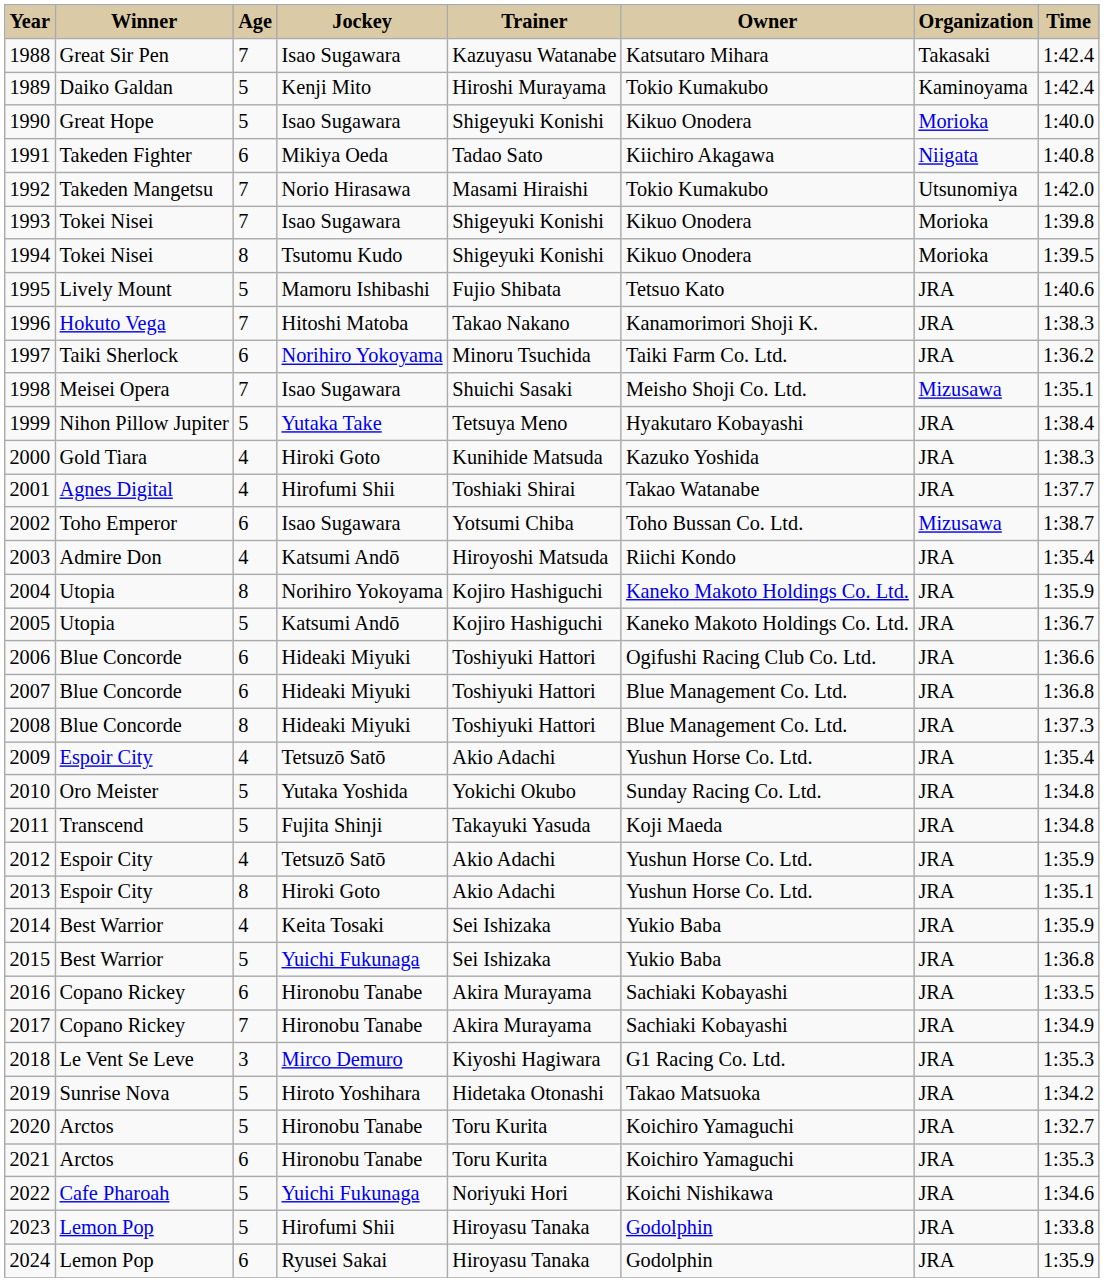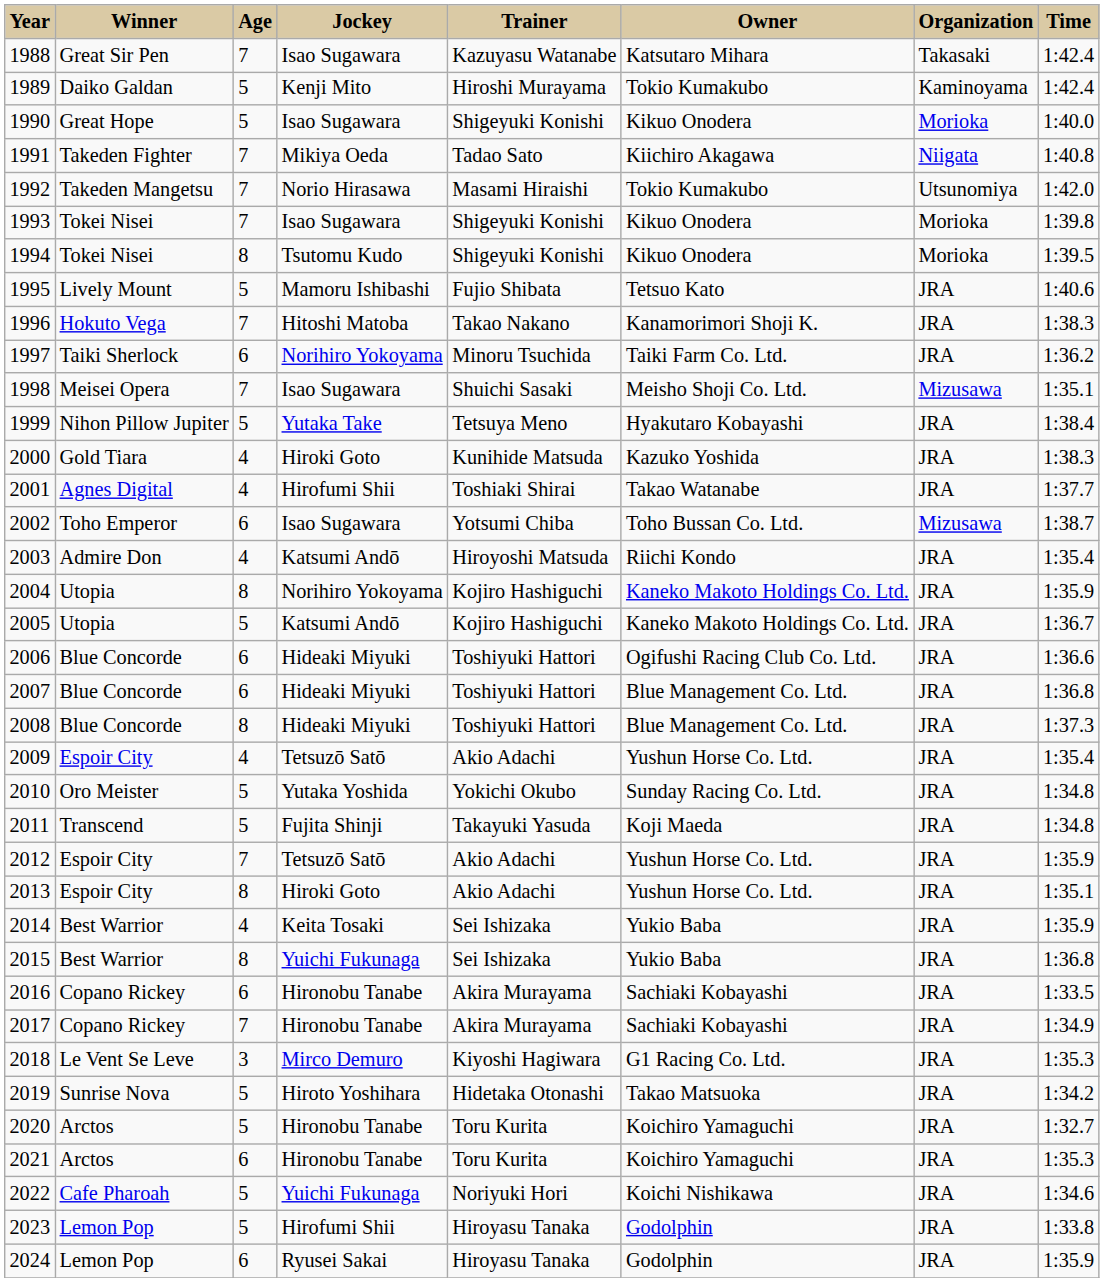(243, 155) 6 -> (243, 155) 7
(243, 858) 4 -> (243, 858) 7
(243, 959) 5 -> (243, 959) 8
